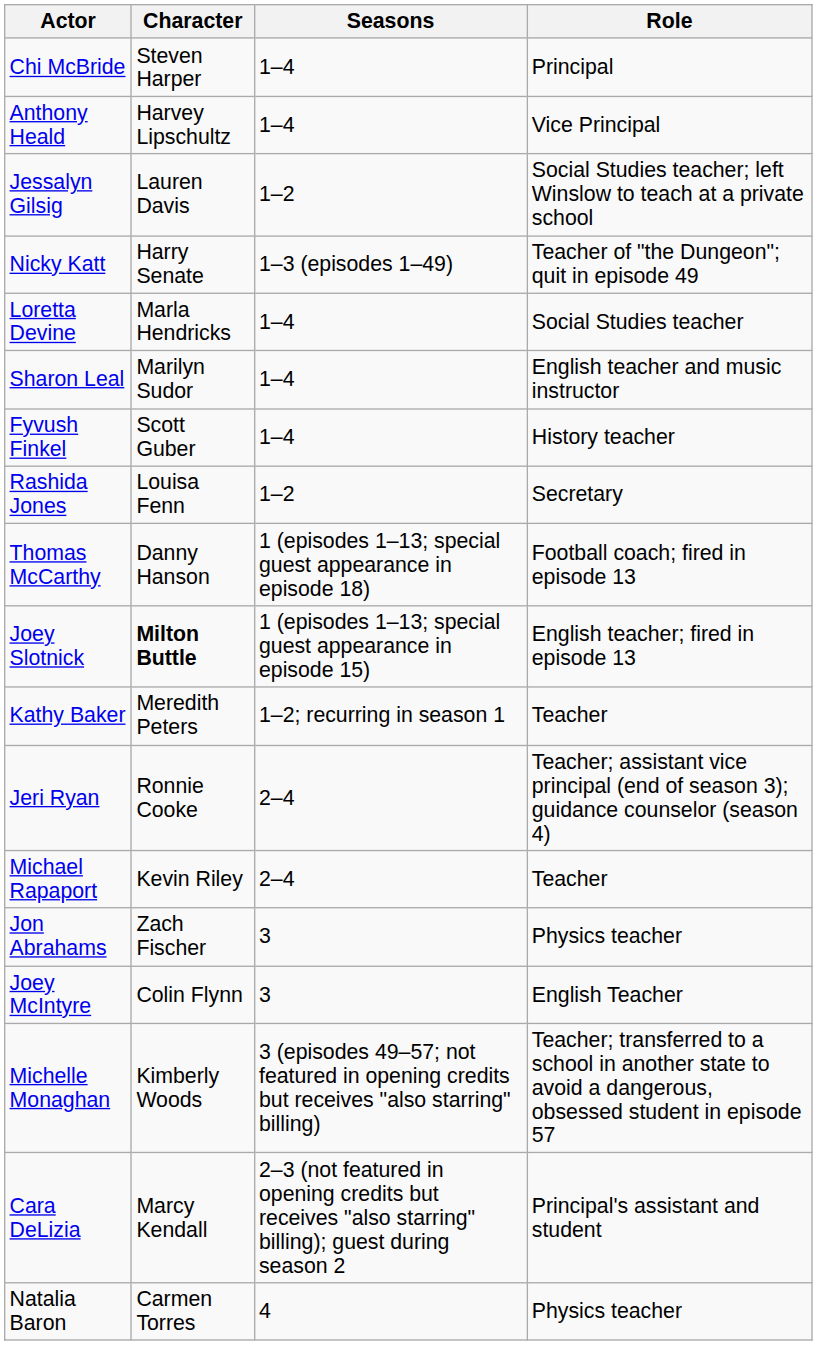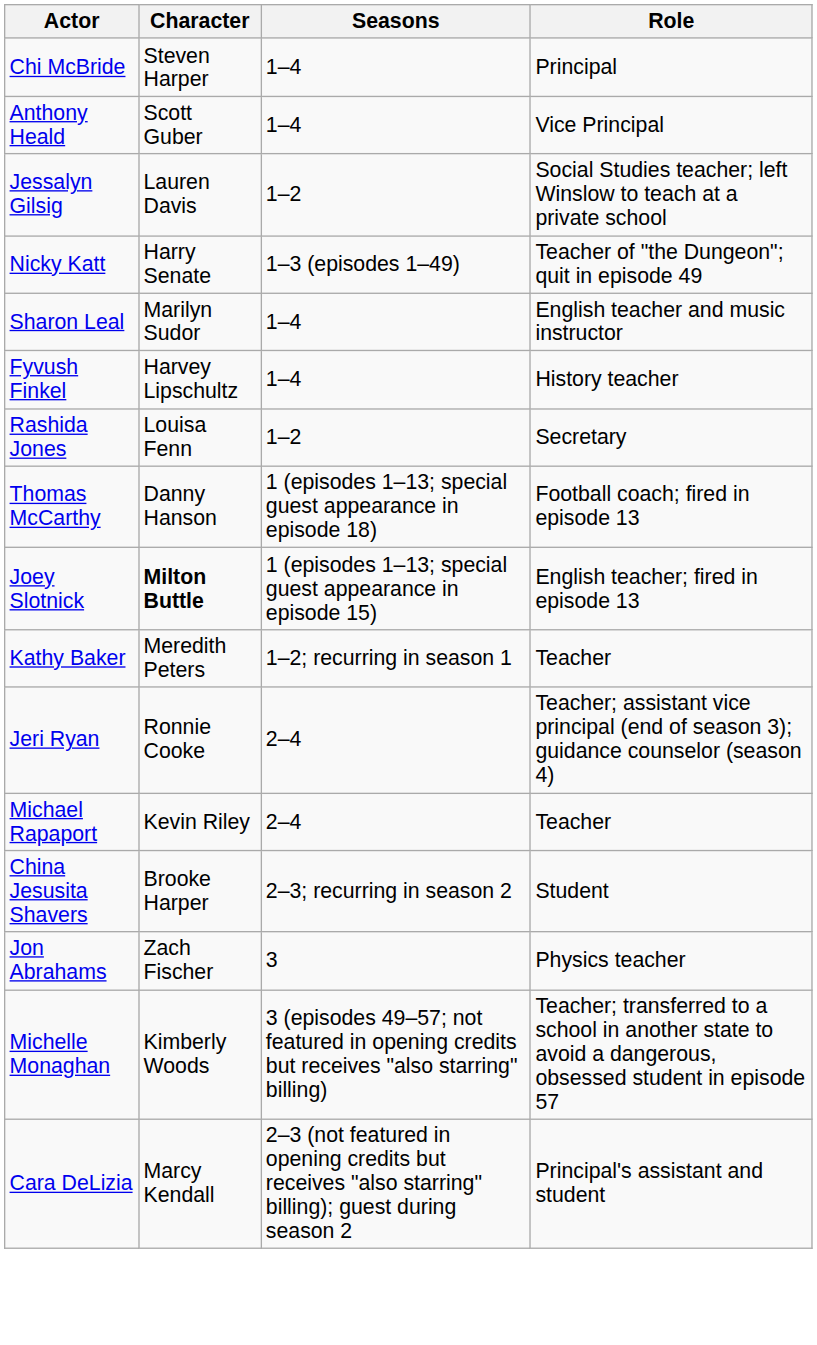(184, 124) Harvey Lipschultz -> (173, 124) Scott Guber
- row: (43, 321)
(166, 437) Scott Guber -> (191, 379) Harvey Lipschultz
+ row: (49, 891)
- row: (50, 994)
- row: (43, 1311)
